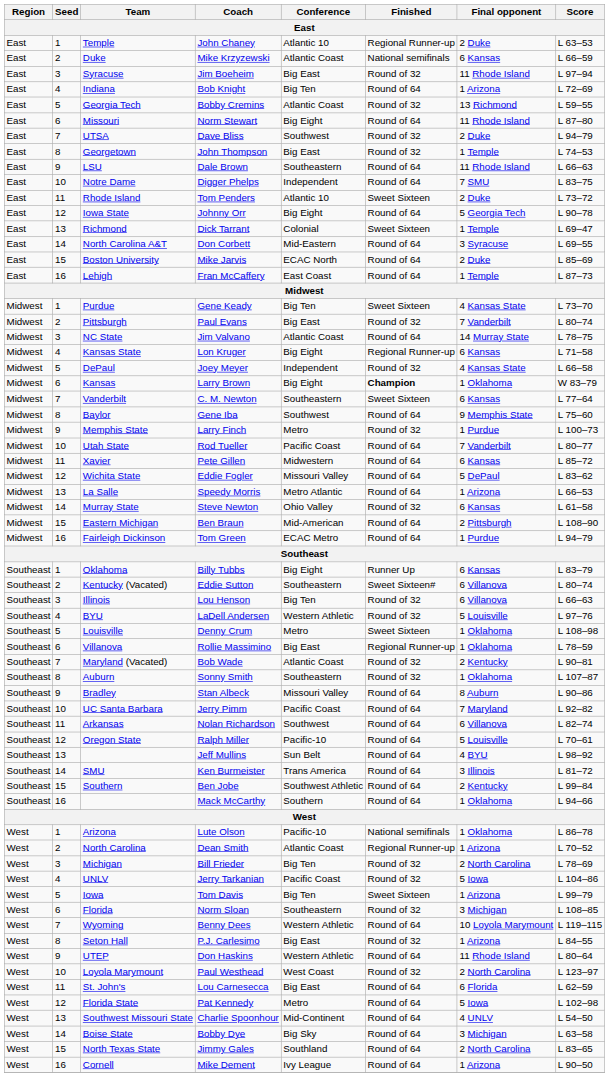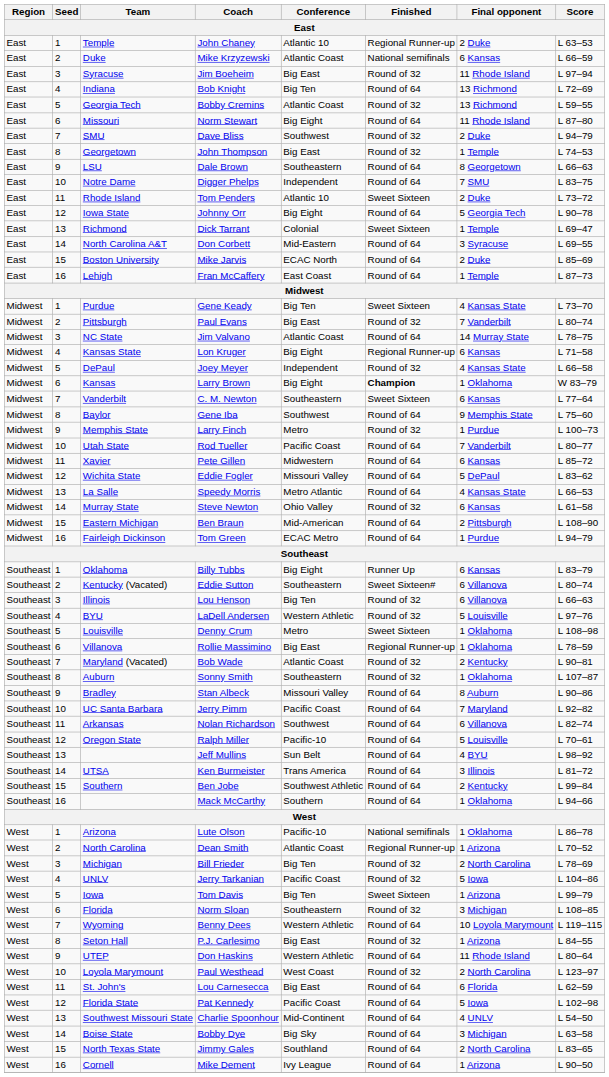(480, 89) 1 Arizona -> (488, 89) 13 Richmond
(96, 136) UTSA -> (94, 136) SMU
(495, 167) 11 Rhode Island -> (490, 167) 8 Georgetown
(480, 492) 1 Arizona -> (493, 492) 4 Kansas State
(94, 770) SMU -> (96, 770) UTSA
(296, 1002) Metro -> (312, 1002) Pacific Coast
